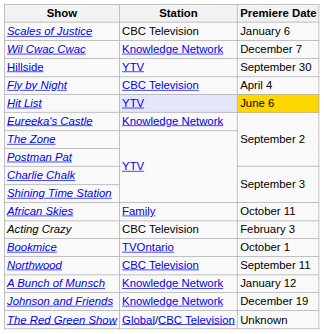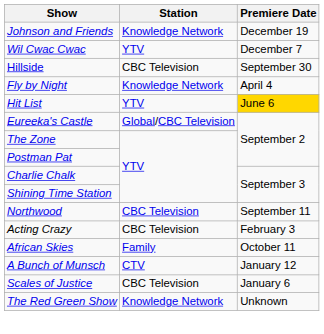rows swapped: (50, 31) <-> (60, 301)
(173, 49) Knowledge Network -> (133, 49) YTV
(133, 67) YTV -> (160, 67) CBC Television
(160, 85) CBC Television -> (173, 85) Knowledge Network
(133, 103) lavender background -> (133, 103) no background
(173, 121) Knowledge Network -> (178, 121) Global/CBC Television
rows swapped: (34, 265) <-> (40, 211)
- row: (32, 247)
(173, 283) Knowledge Network -> (133, 265) CTV
(178, 319) Global/CBC Television -> (173, 301) Knowledge Network
